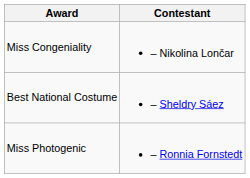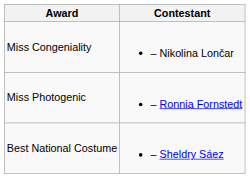rows swapped: (46, 148) <-> (62, 98)
